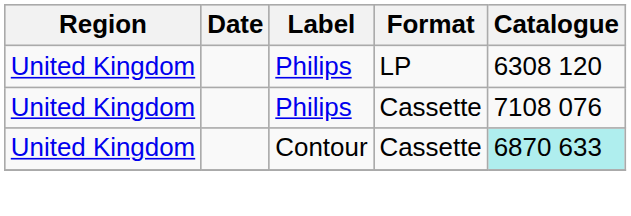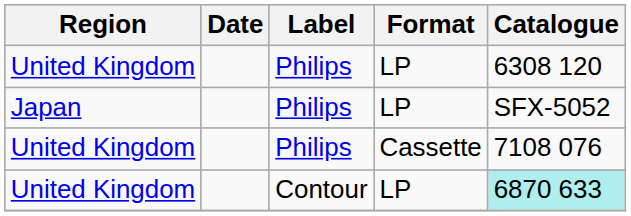+ row: (46, 107)
(431, 148) Cassette -> (395, 189) LP
